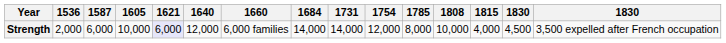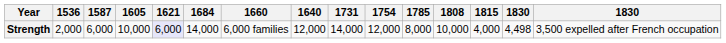columns swapped: (202, 12) <-> (310, 12)
(518, 29) 4,500 -> (518, 29) 4,498
